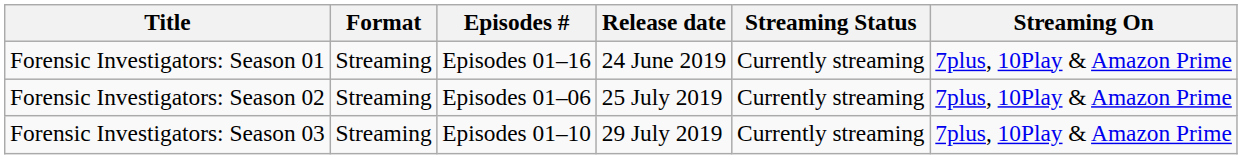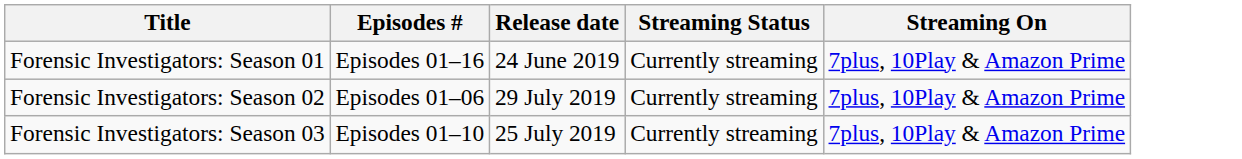- column: (384, 23)
(662, 97) 25 July 2019 -> (555, 97) 29 July 2019
(662, 134) 29 July 2019 -> (555, 134) 25 July 2019
